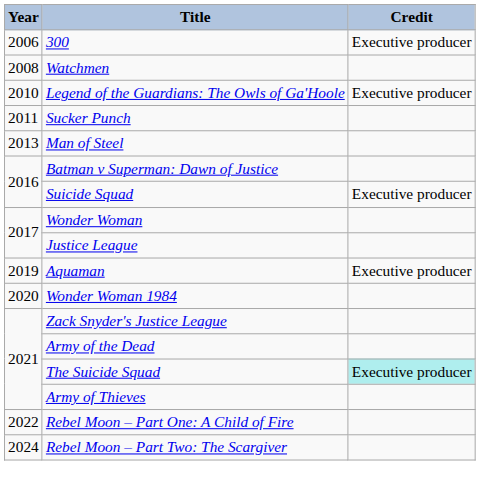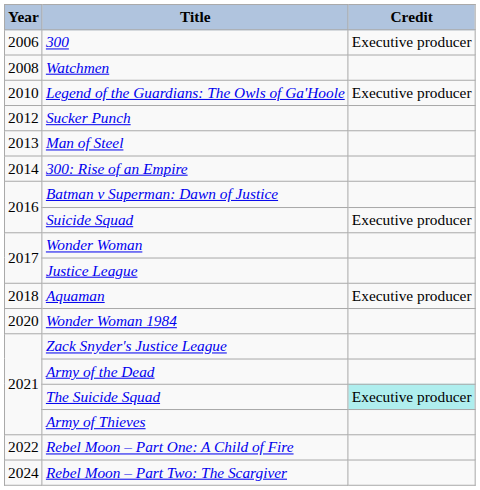(23, 118) 2011 -> (23, 118) 2012
+ row: (117, 169)
(23, 270) 2019 -> (23, 295) 2018
